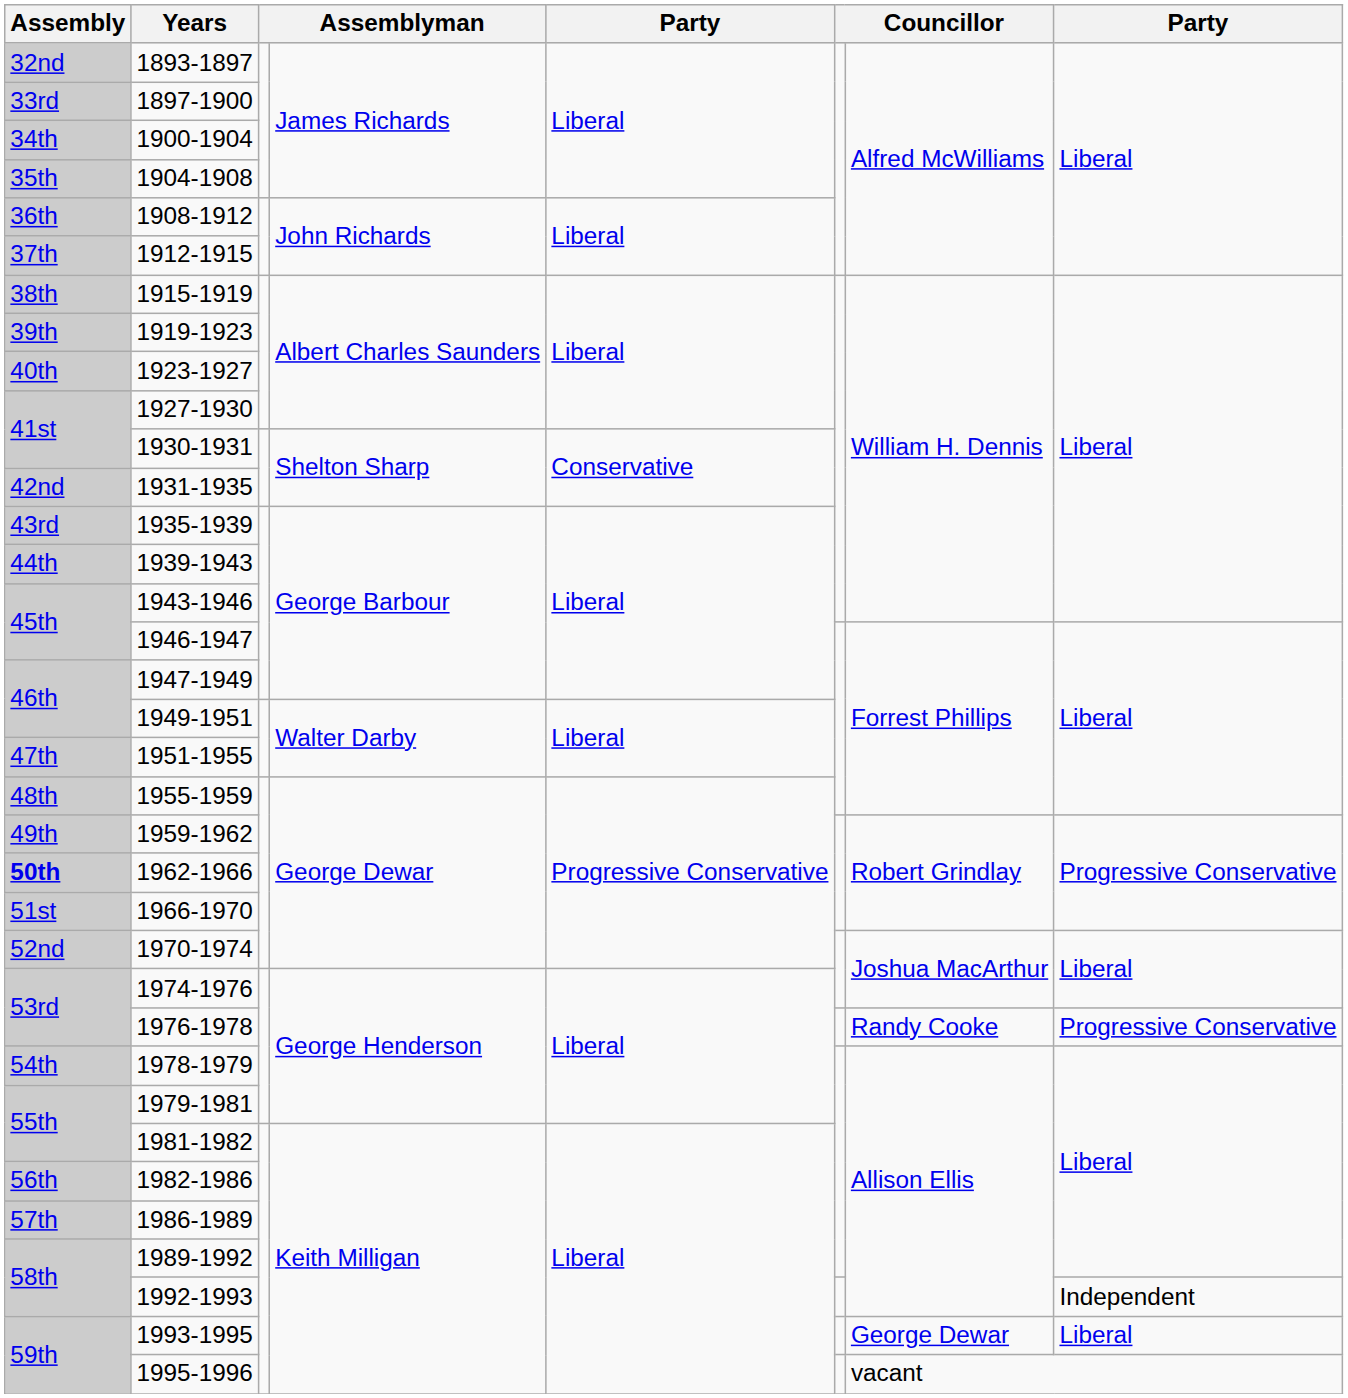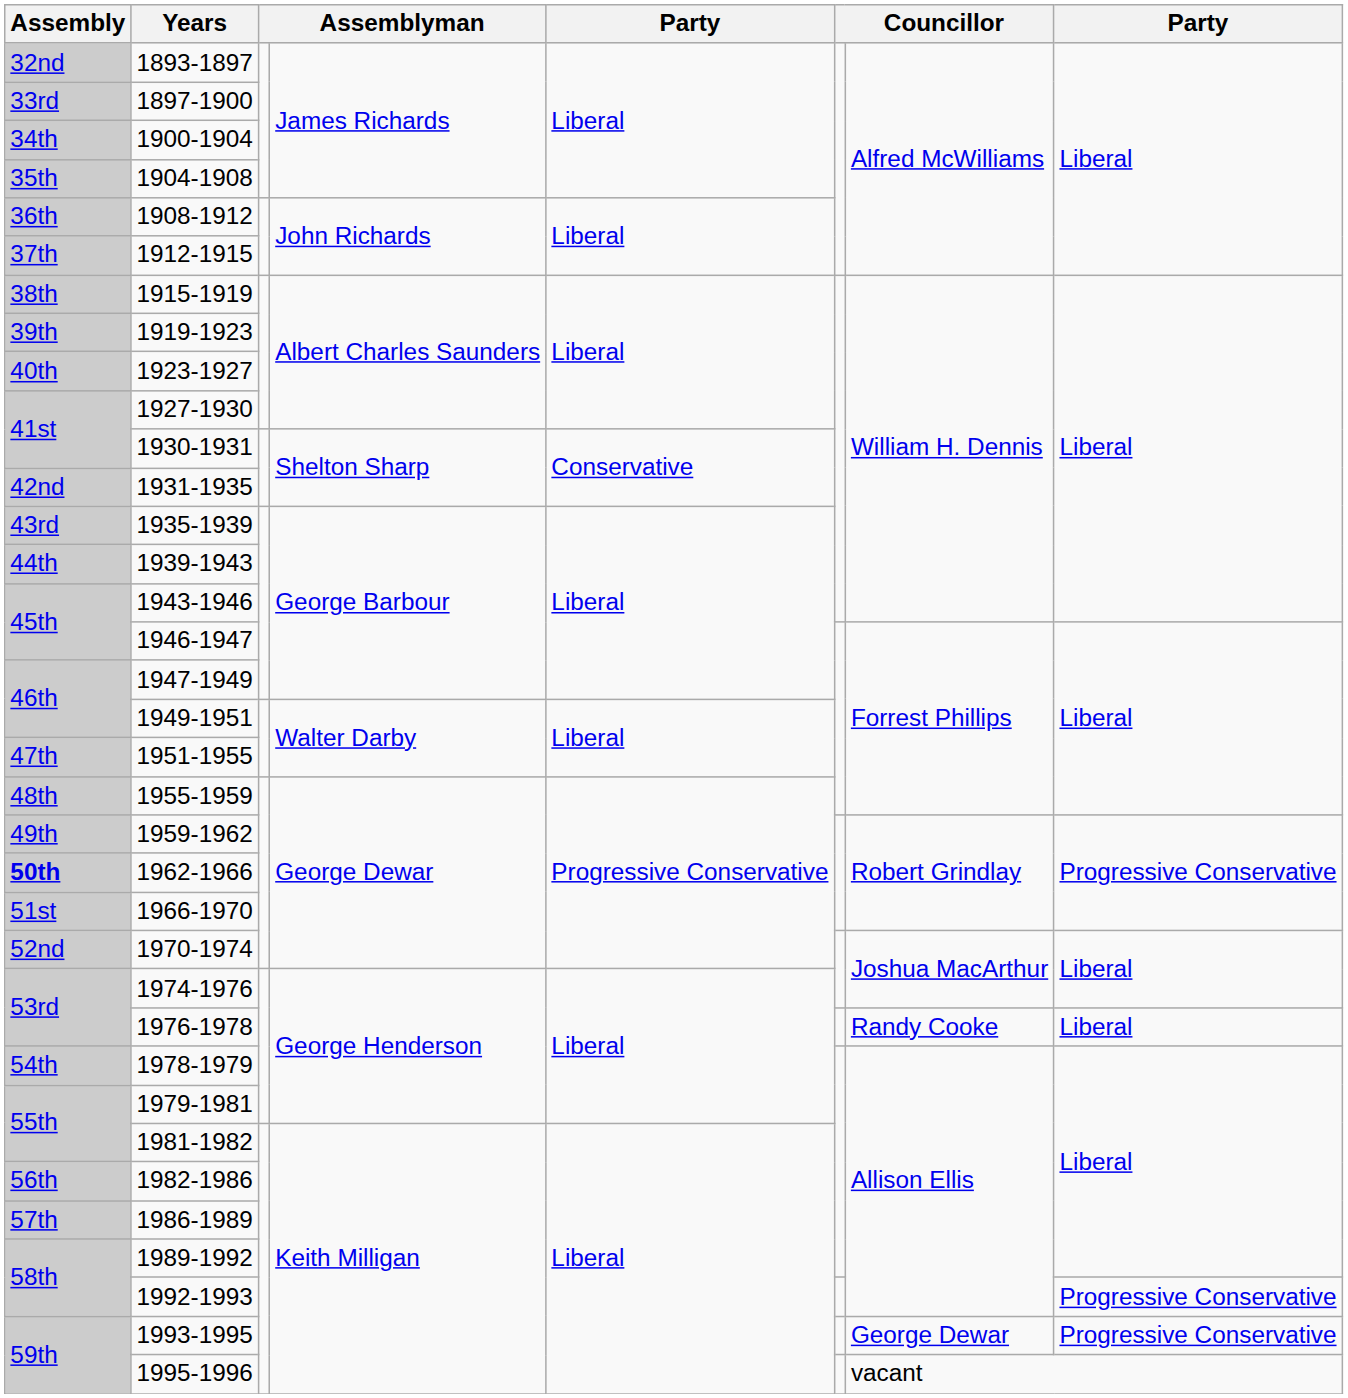(1198, 1026) Progressive Conservative -> (1096, 1026) Liberal
(1127, 1296) Independent -> (1198, 1296) Progressive Conservative
(1096, 1335) Liberal -> (1198, 1335) Progressive Conservative
